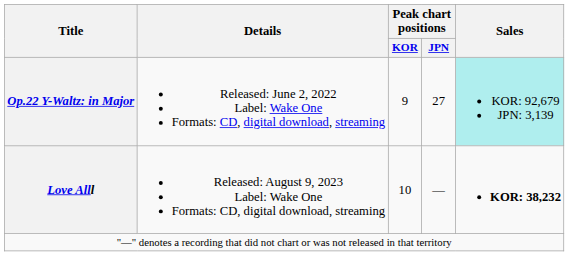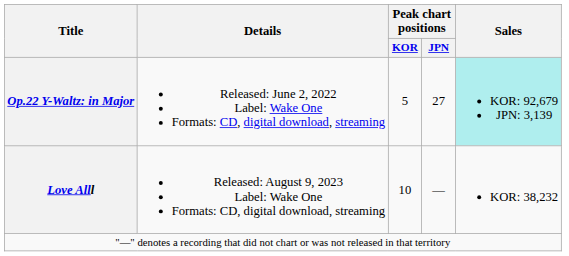(405, 101) 9 -> (405, 101) 5
(510, 197) bold -> (508, 197) normal
